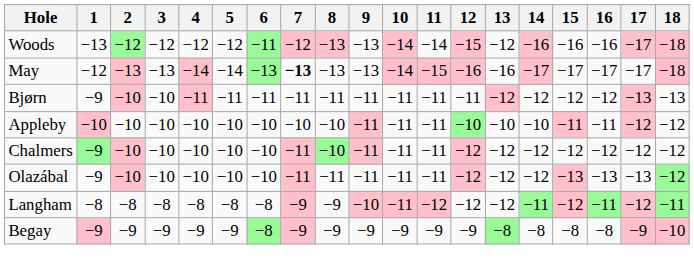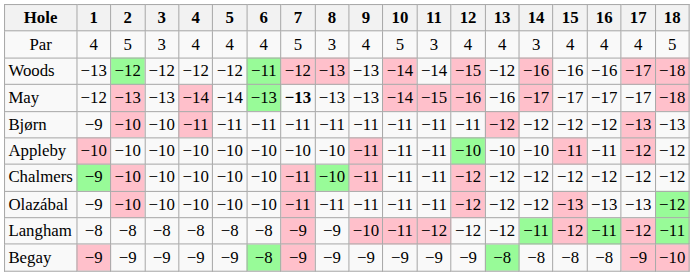+ row: (41, 44)
